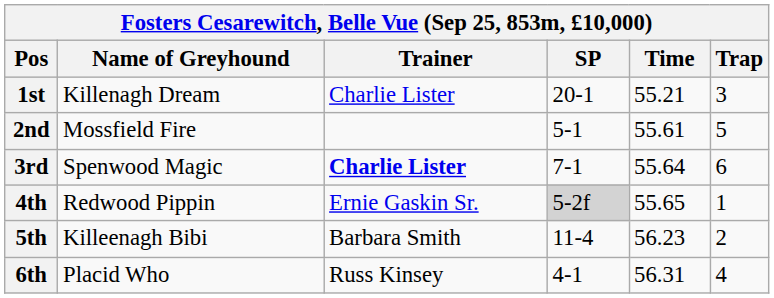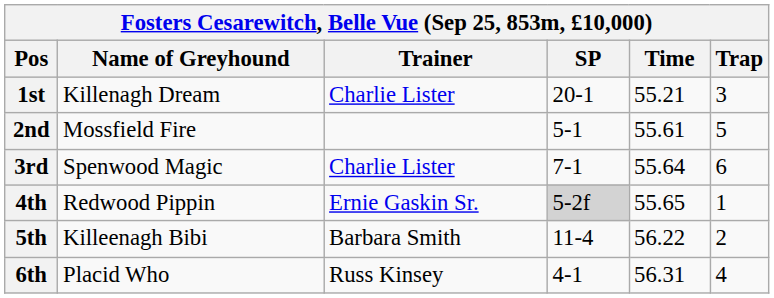(398, 166) bold -> (392, 166) normal
(660, 238) 56.23 -> (660, 238) 56.22
